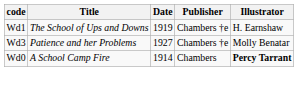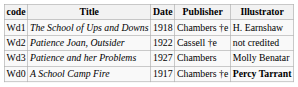(163, 27) 1919 -> (163, 27) 1918
+ row: (16, 43)
(203, 43) Chambers †e -> (197, 58) Chambers
(163, 58) 1914 -> (163, 74) 1917
(197, 58) Chambers -> (203, 74) Chambers †e
